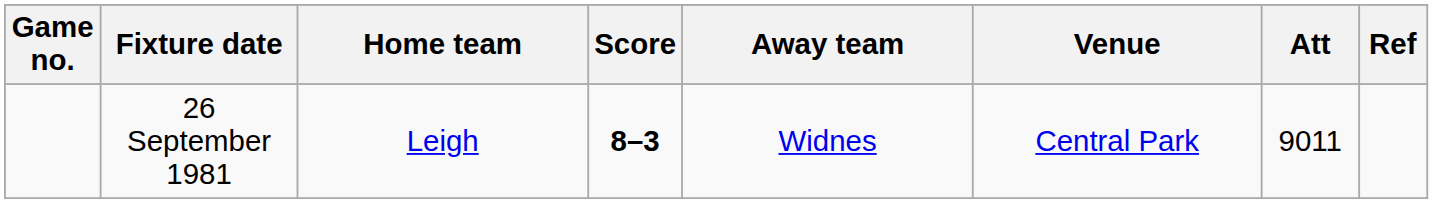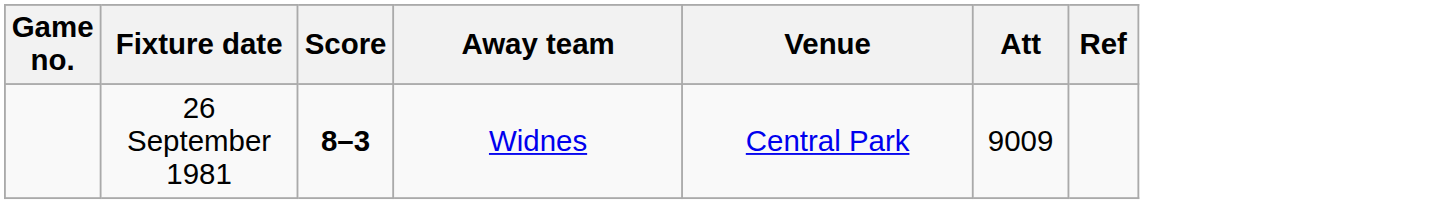- column: (443, 44)
(1310, 140) 9011 -> (1021, 140) 9009
